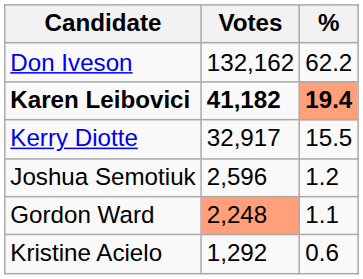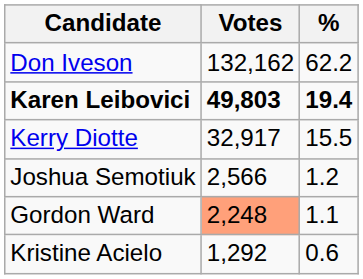(244, 100) 41,182 -> (244, 100) 49,803
(329, 100) lightsalmon background -> (329, 100) no background
(237, 177) 2,596 -> (237, 177) 2,566
